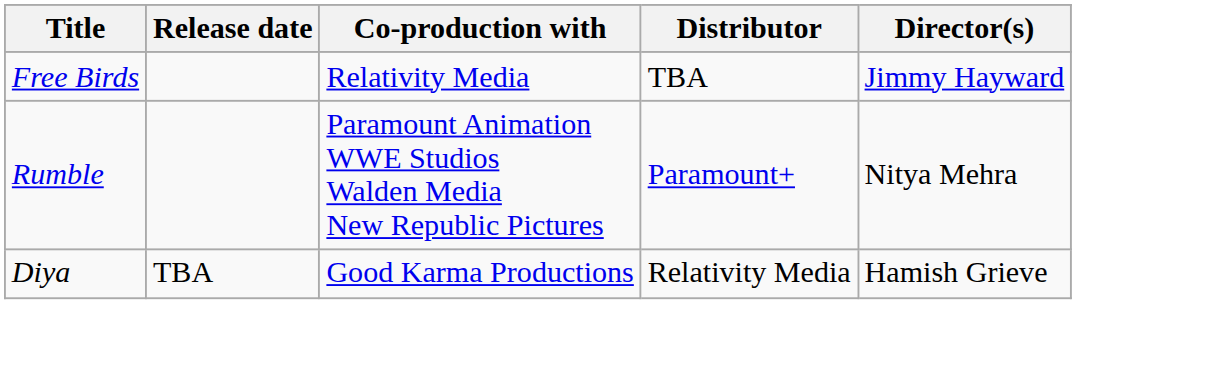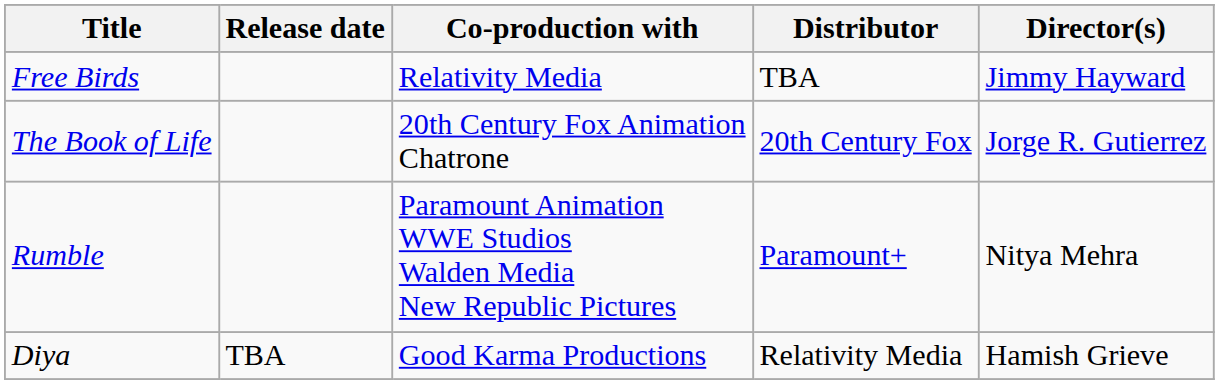+ row: (112, 140)
